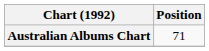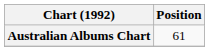(179, 35) 71 -> (179, 35) 61
